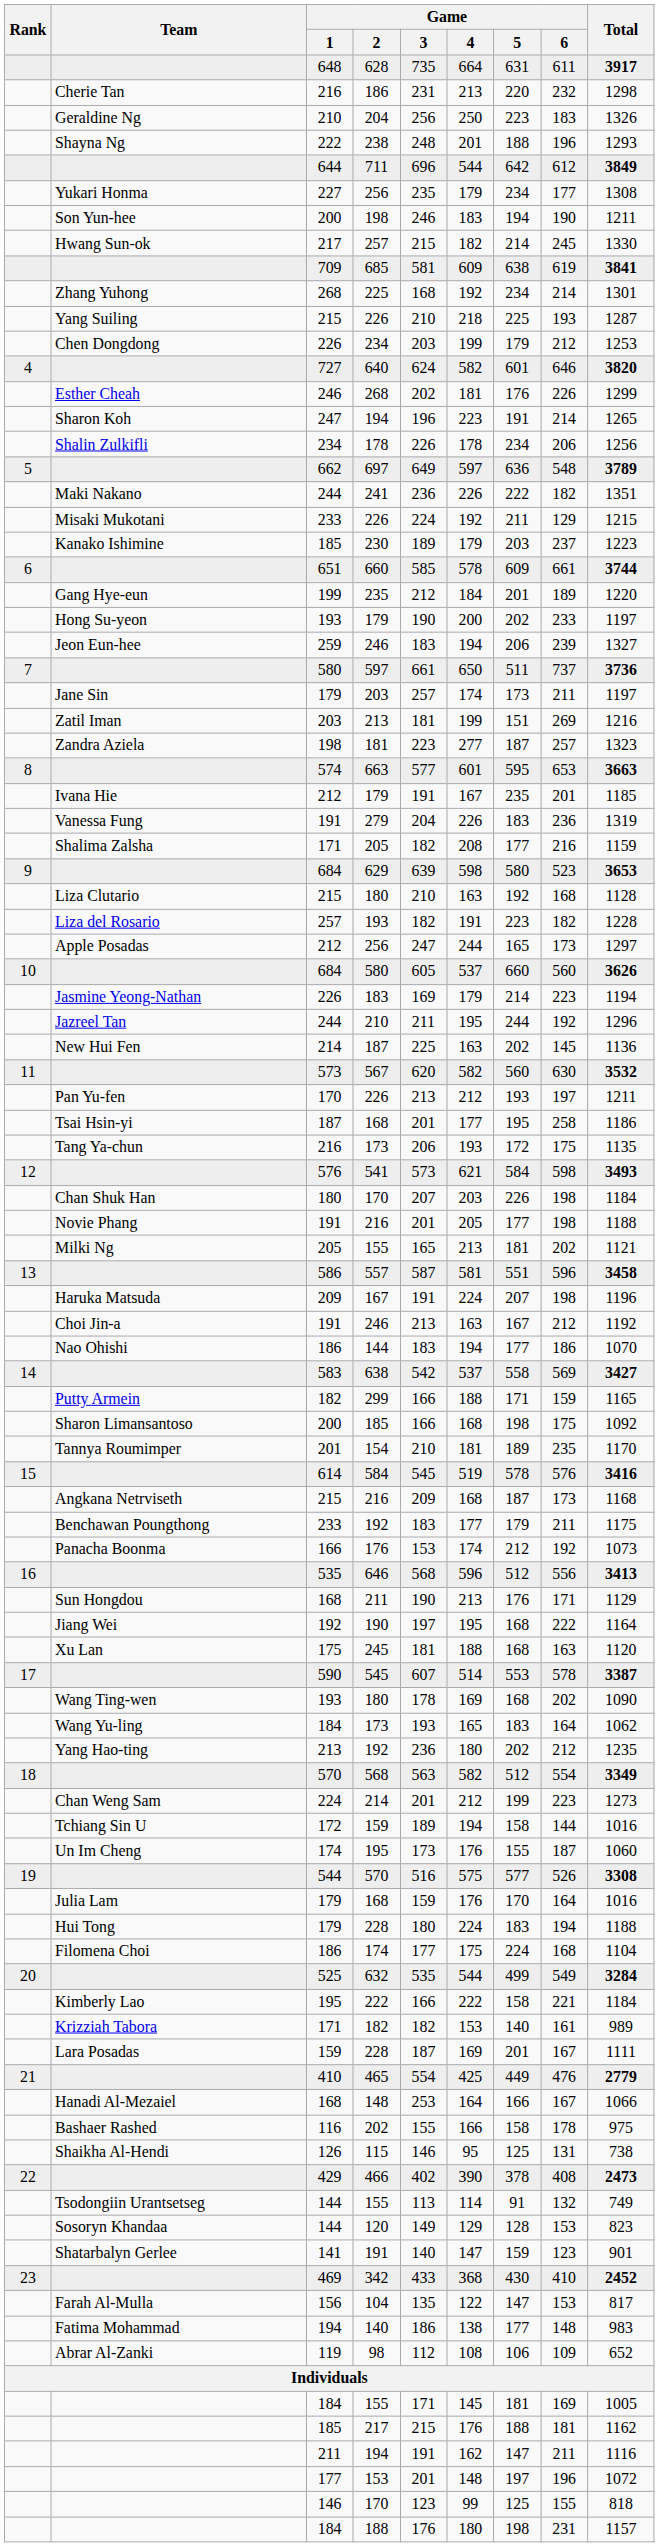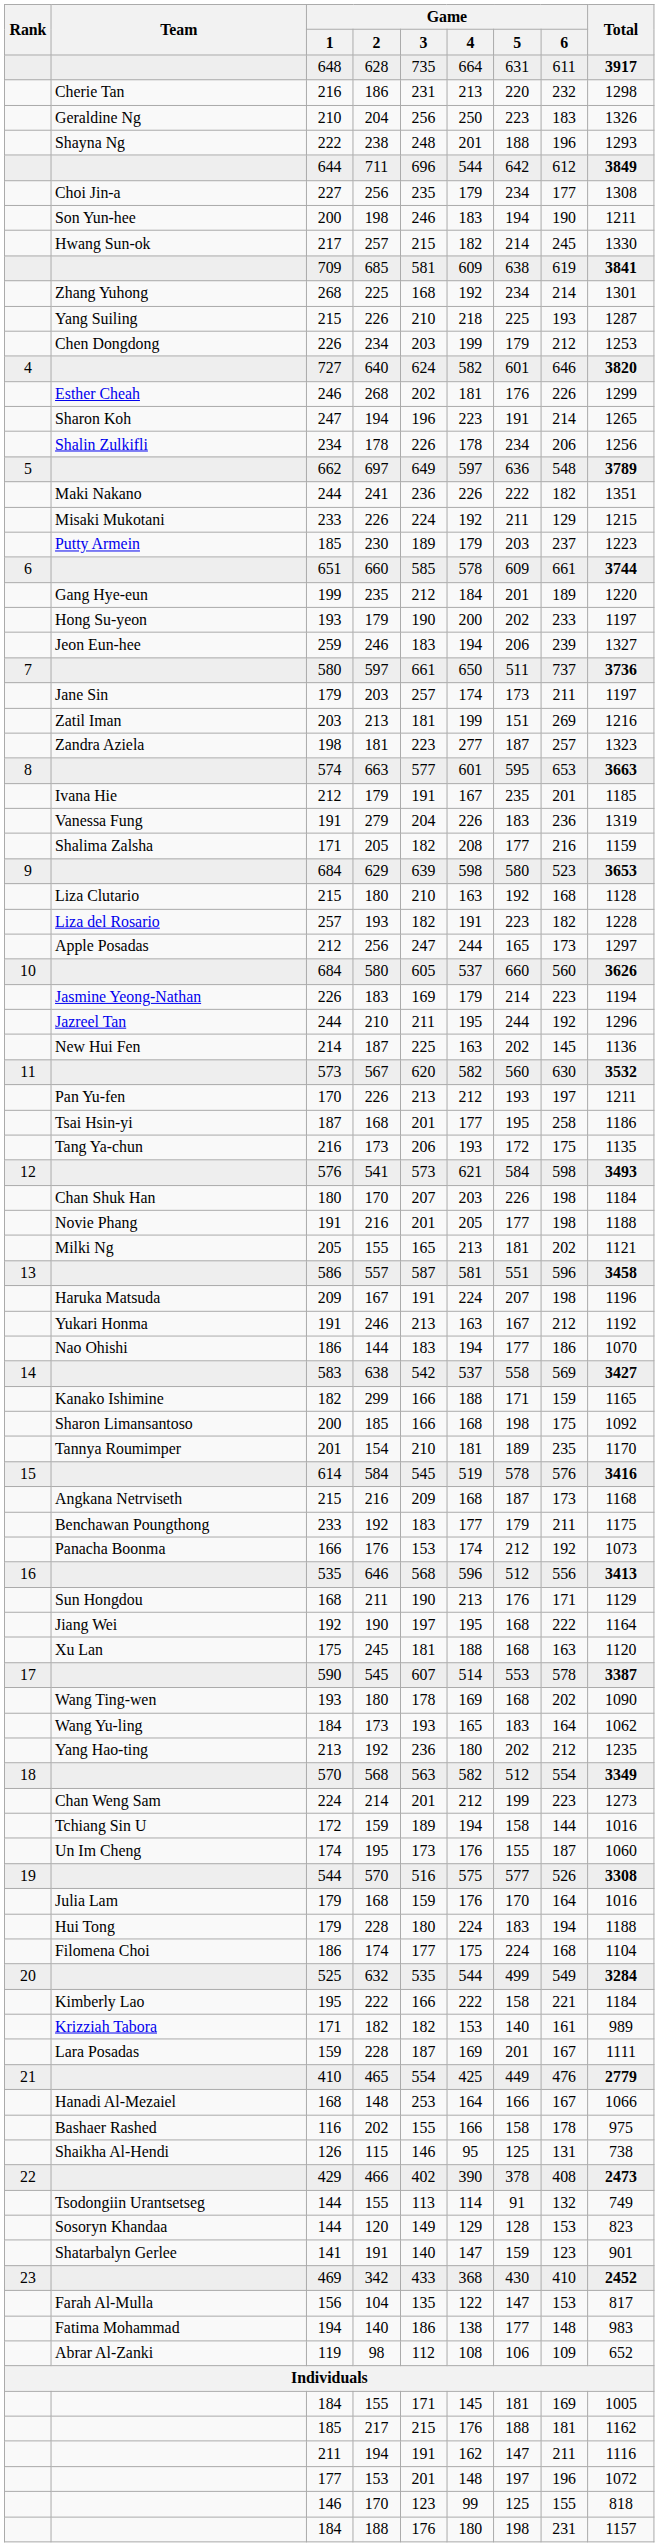(101, 192) Yukari Honma -> (88, 192) Choi Jin-a
(109, 544) Kanako Ishimine -> (98, 544) Putty Armein
(88, 1323) Choi Jin-a -> (101, 1323) Yukari Honma
(98, 1398) Putty Armein -> (109, 1398) Kanako Ishimine
